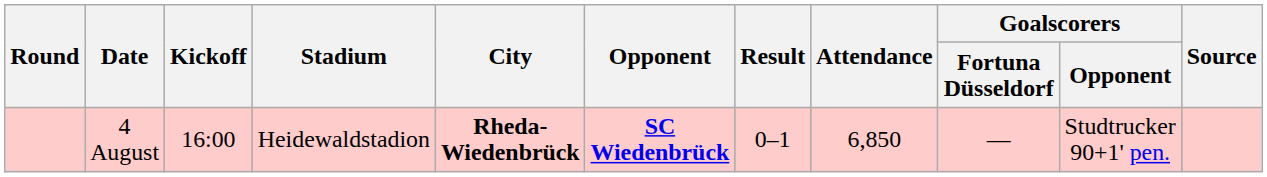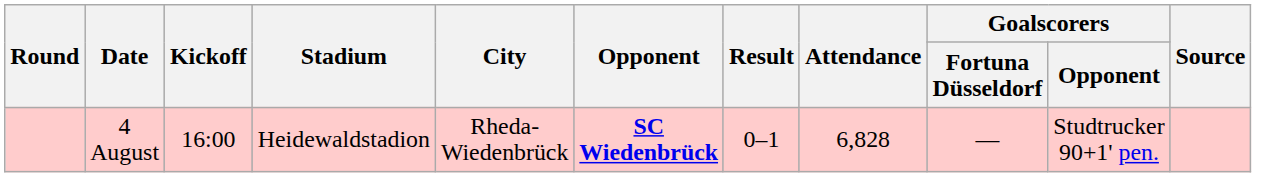(510, 139) bold -> (505, 139) normal
(874, 139) 6,850 -> (863, 139) 6,828
